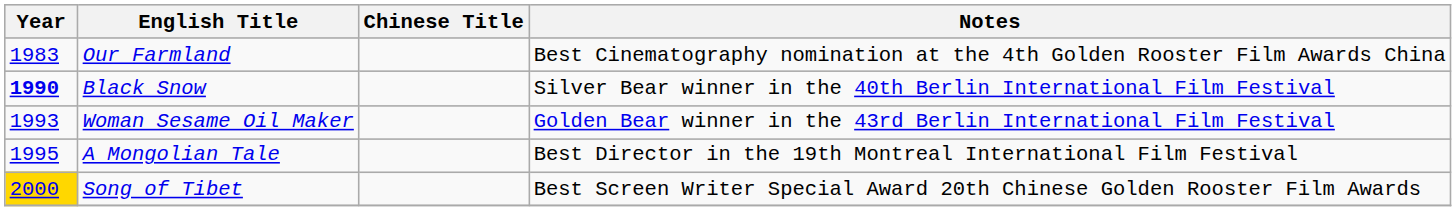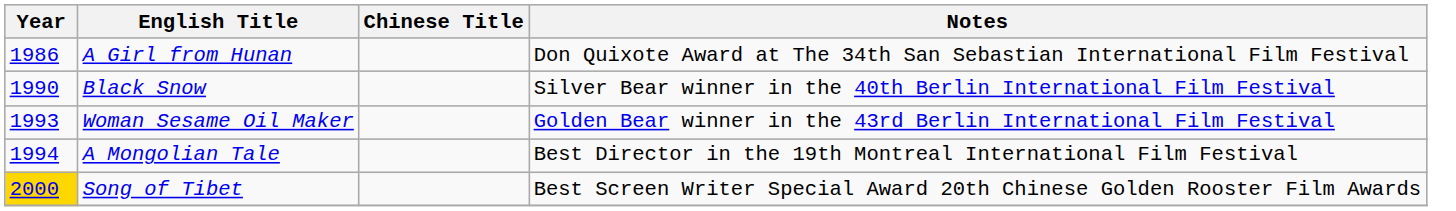- row: (157, 55)
+ row: (187, 55)
(34, 88) bold -> (34, 88) normal
(34, 155) 1995 -> (34, 155) 1994
